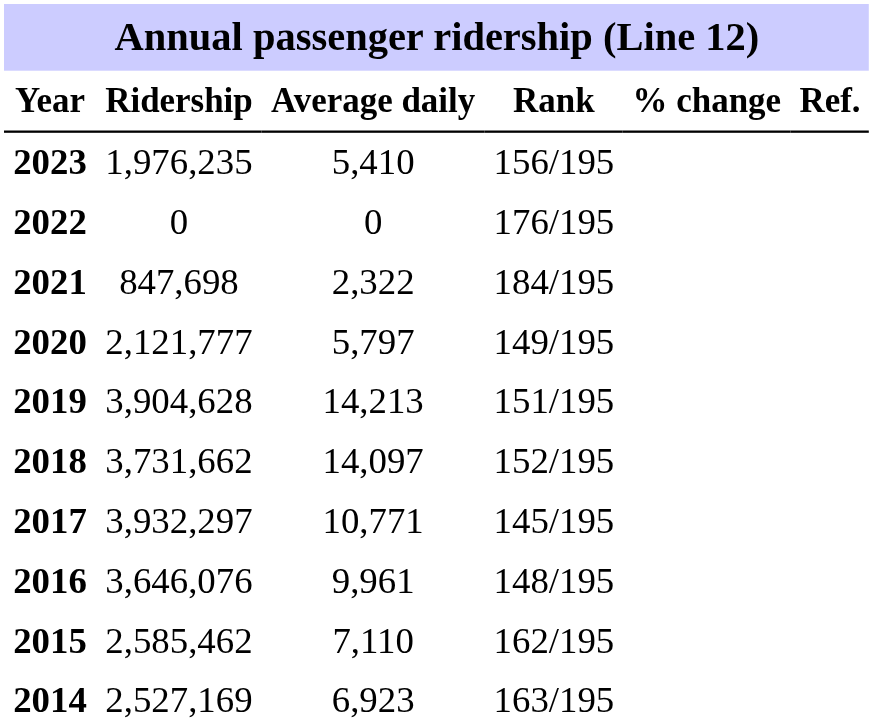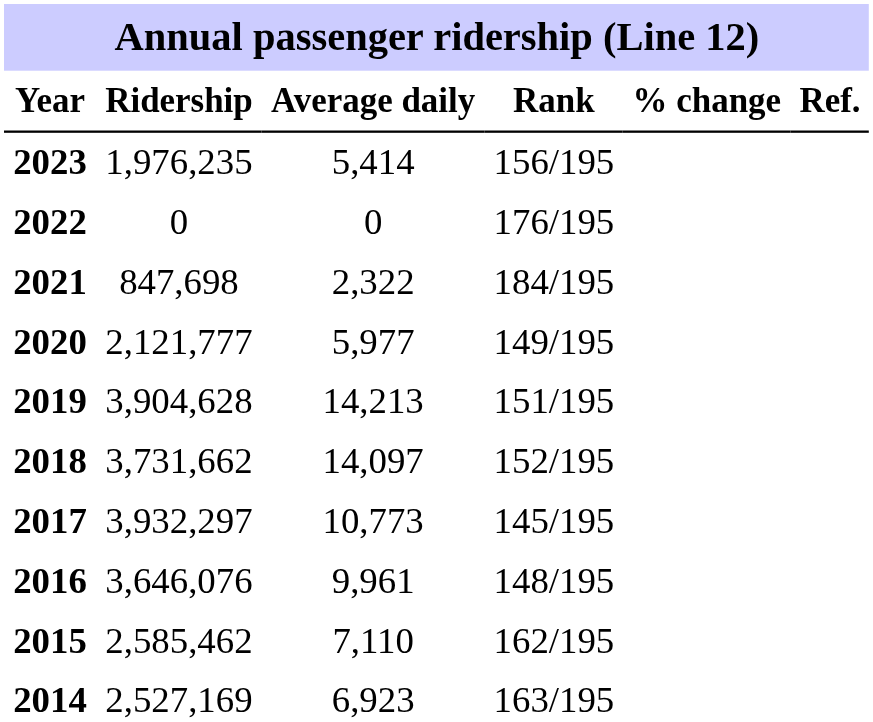(373, 162) 5,410 -> (373, 162) 5,414
(373, 341) 5,797 -> (373, 341) 5,977
(373, 520) 10,771 -> (373, 520) 10,773
